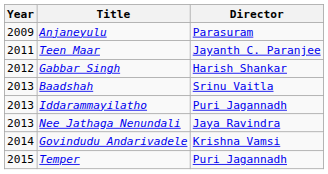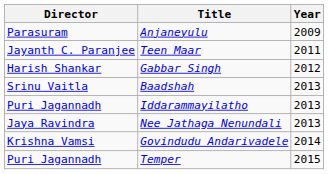columns swapped: (21, 14) <-> (257, 14)
